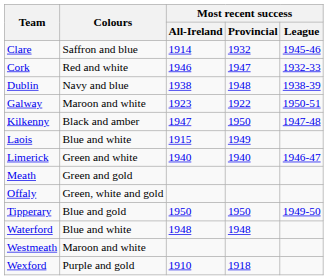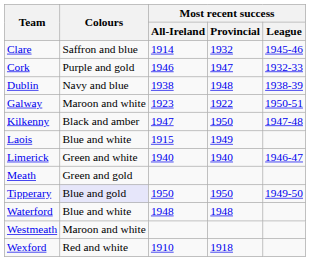(95, 67) Red and white -> (98, 67) Purple and gold
- row: (22, 193)
(94, 211) no background -> (94, 193) lavender background
(98, 265) Purple and gold -> (95, 247) Red and white
